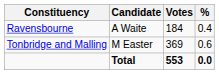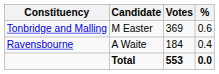rows swapped: (40, 28) <-> (57, 45)
